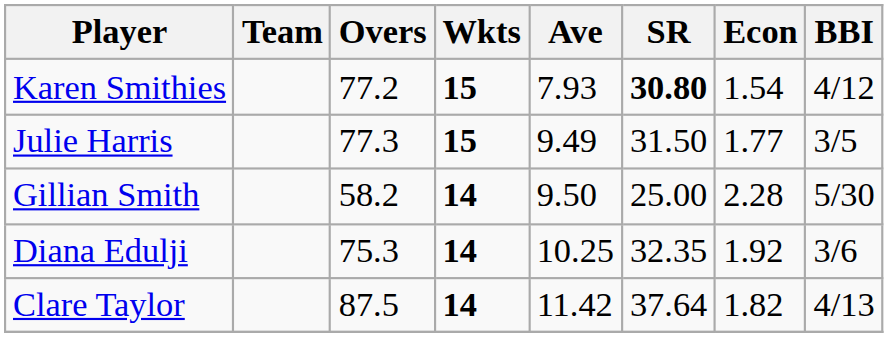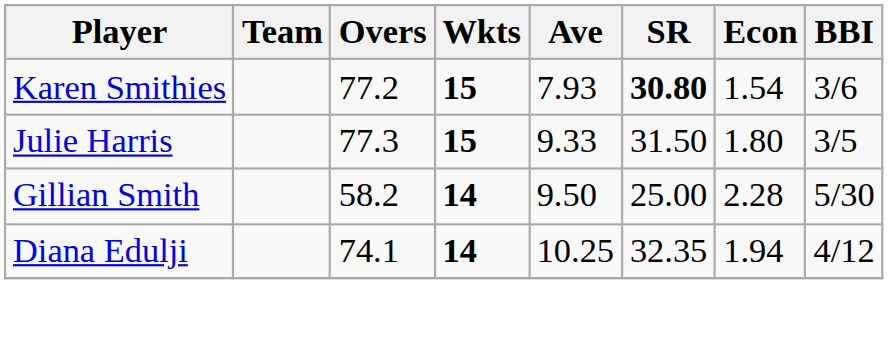(844, 86) 4/12 -> (836, 86) 3/6
(567, 140) 9.49 -> (567, 140) 9.33
(753, 140) 1.77 -> (753, 140) 1.80
(369, 250) 75.3 -> (369, 250) 74.1
(753, 250) 1.92 -> (753, 250) 1.94
(836, 250) 3/6 -> (844, 250) 4/12
- row: (99, 304)
